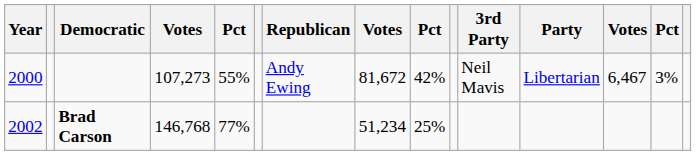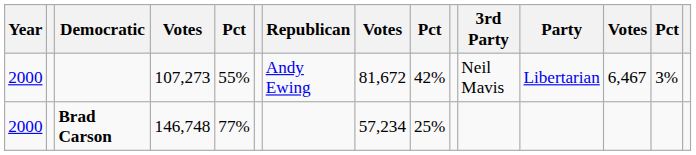(25, 126) 2002 -> (25, 126) 2000
(182, 126) 146,768 -> (182, 126) 146,748
(382, 126) 51,234 -> (382, 126) 57,234
